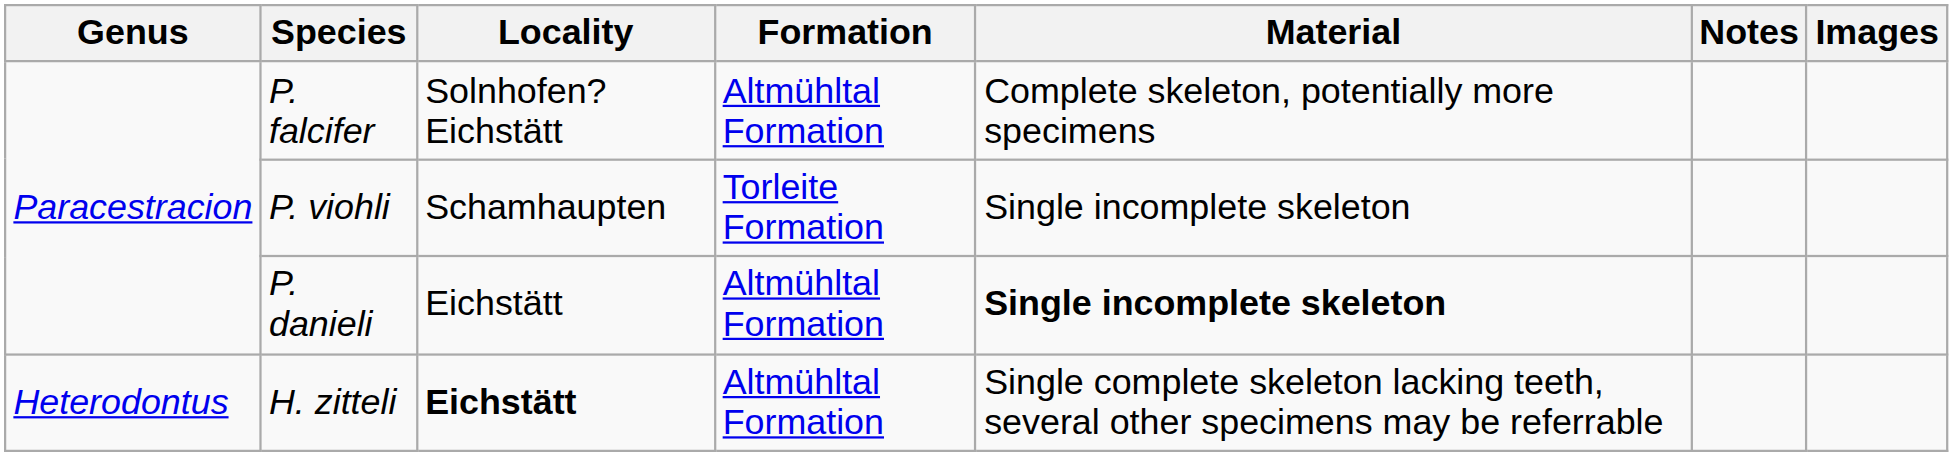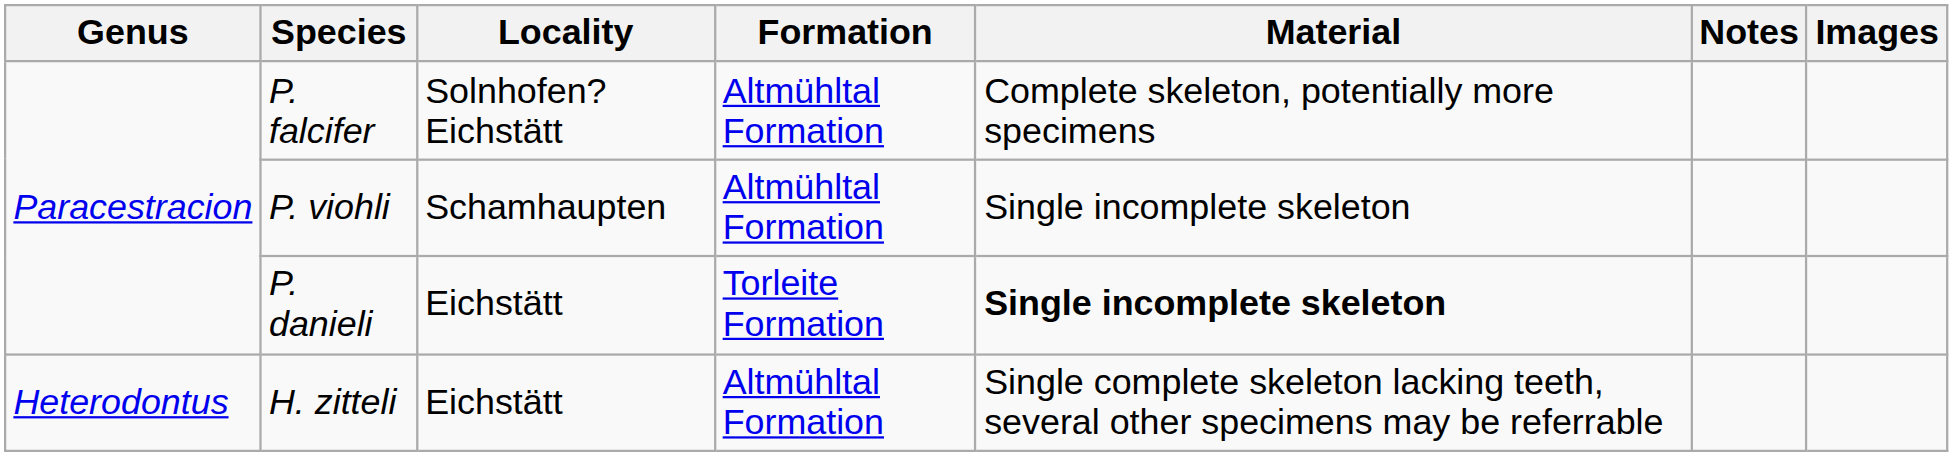(803, 207) Torleite Formation -> (803, 207) Altmühltal Formation
(803, 304) Altmühltal Formation -> (803, 304) Torleite Formation
(501, 401) bold -> (494, 401) normal
